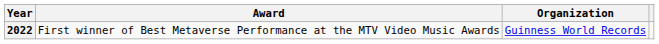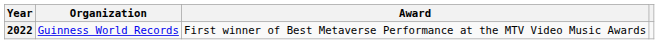columns swapped: (575, 13) <-> (269, 13)
